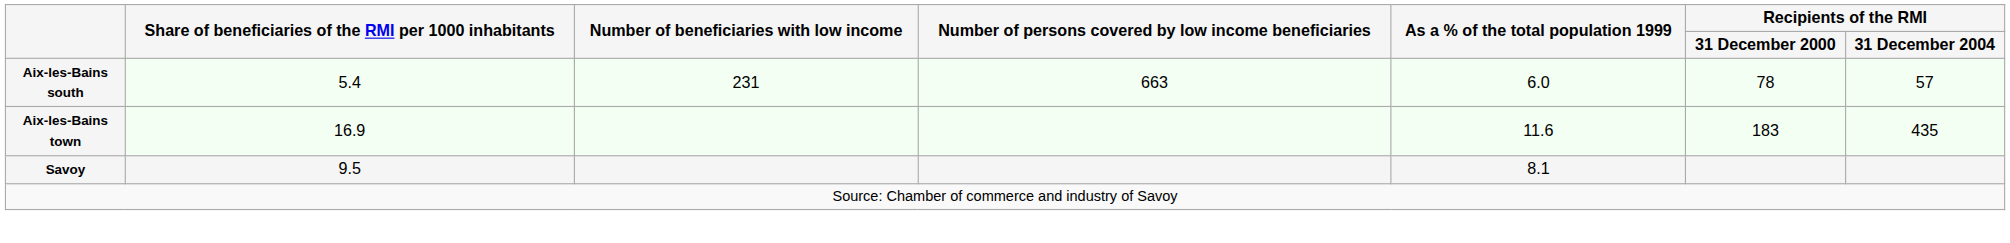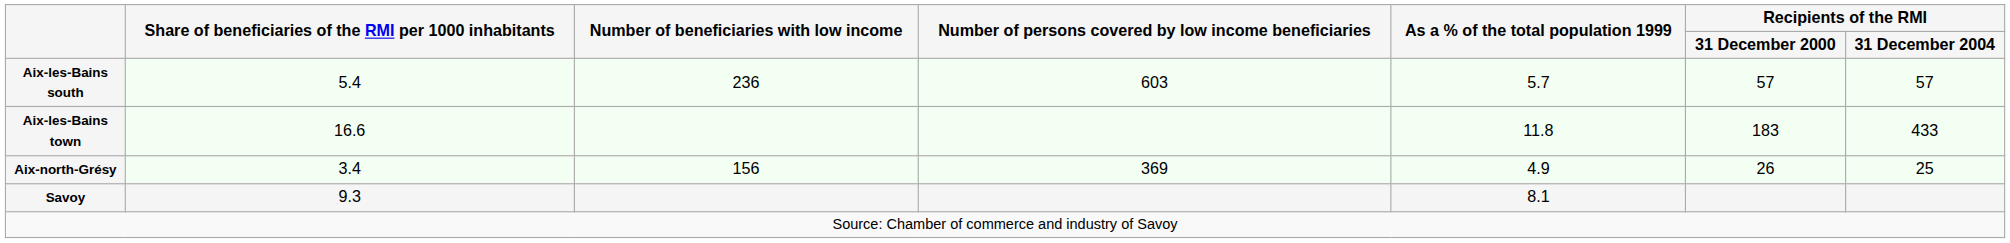(746, 82) 231 -> (746, 82) 236
(1154, 82) 663 -> (1154, 82) 603
(1538, 82) 6.0 -> (1538, 82) 5.7
(1765, 82) 78 -> (1765, 82) 57
(350, 131) 16.9 -> (350, 131) 16.6
(1538, 131) 11.6 -> (1538, 131) 11.8
(1925, 131) 435 -> (1925, 131) 433
+ row: (65, 170)
(350, 169) 9.5 -> (350, 197) 9.3
